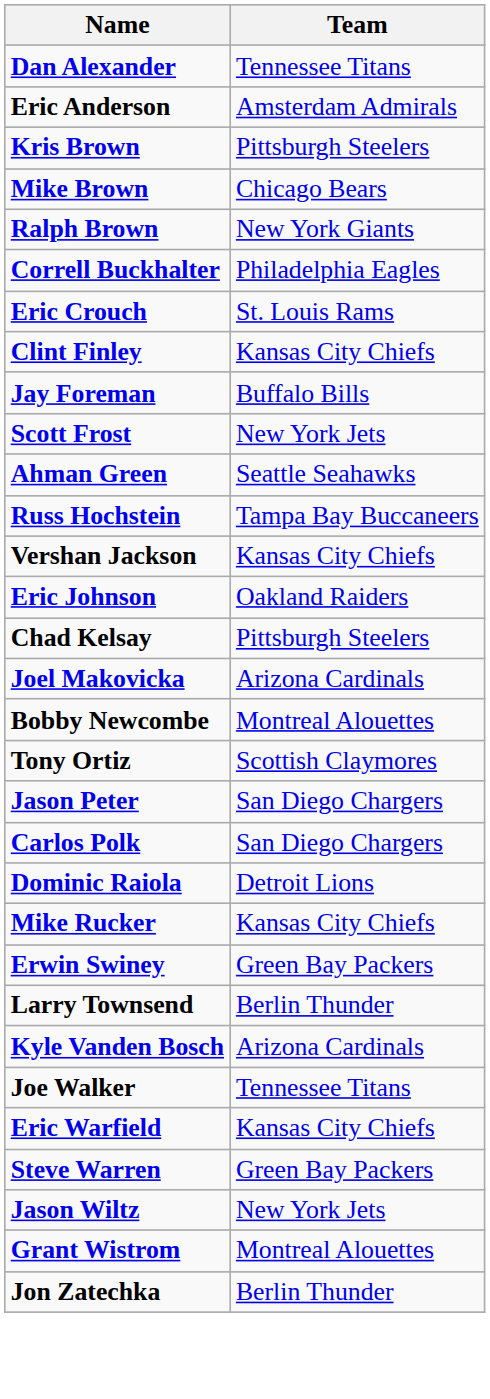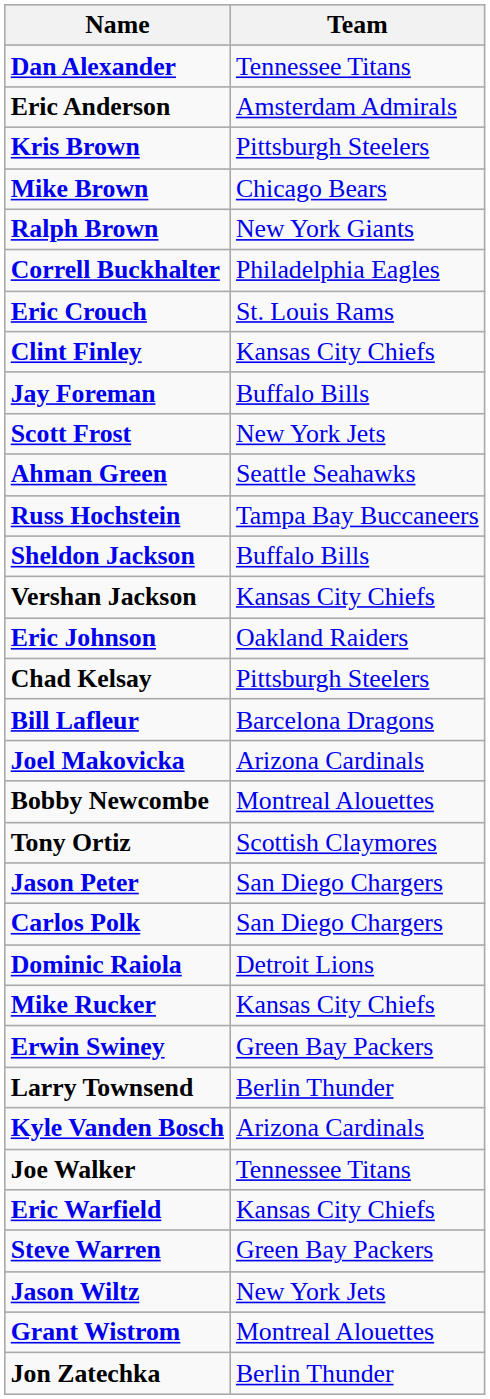+ row: (103, 556)
+ row: (75, 719)
